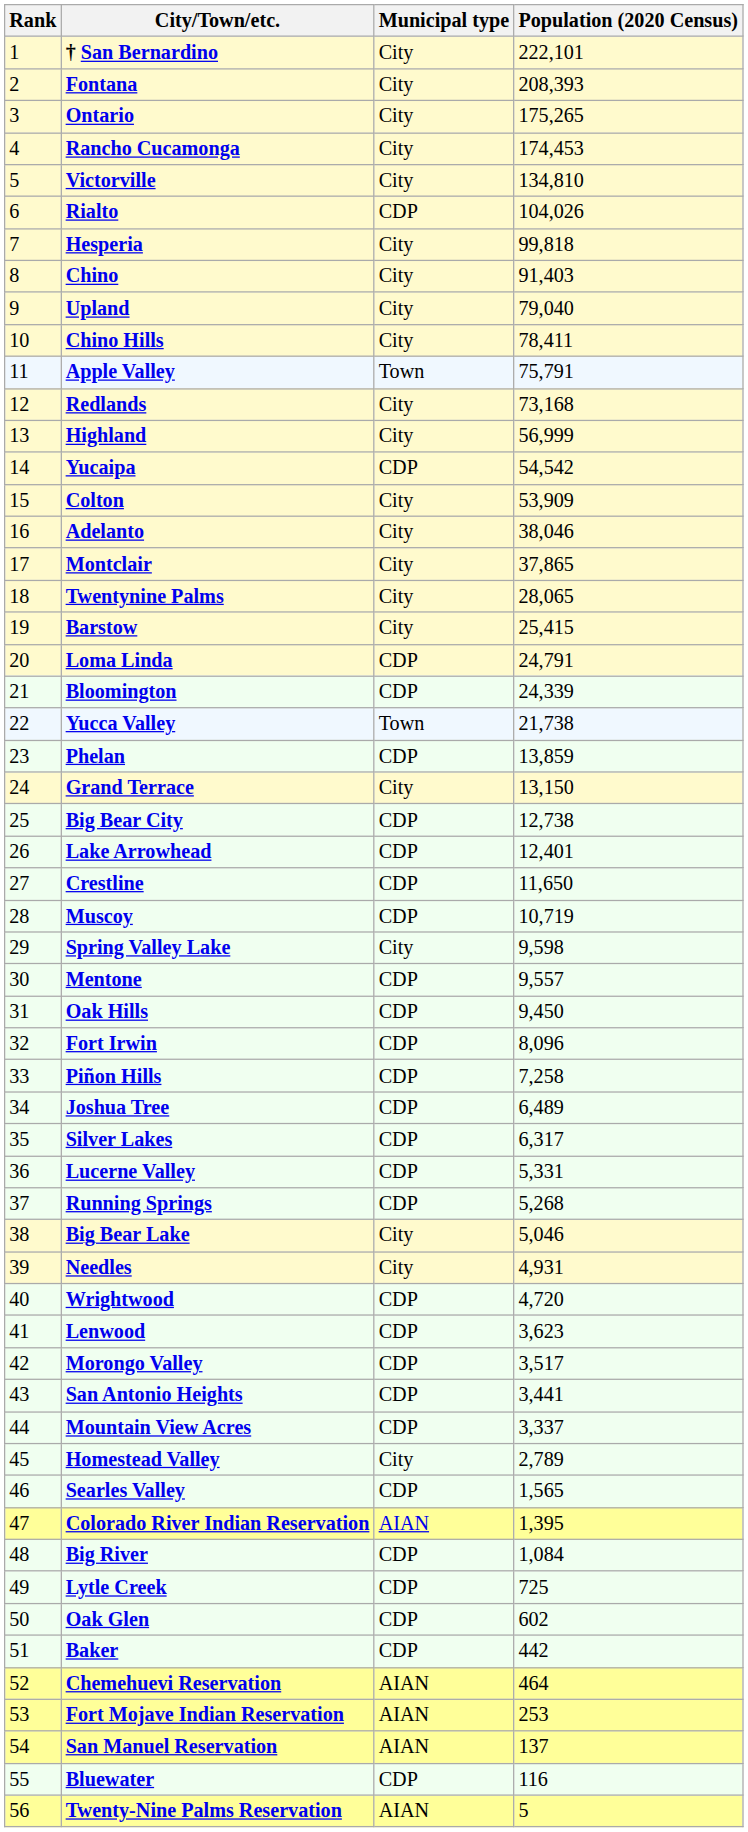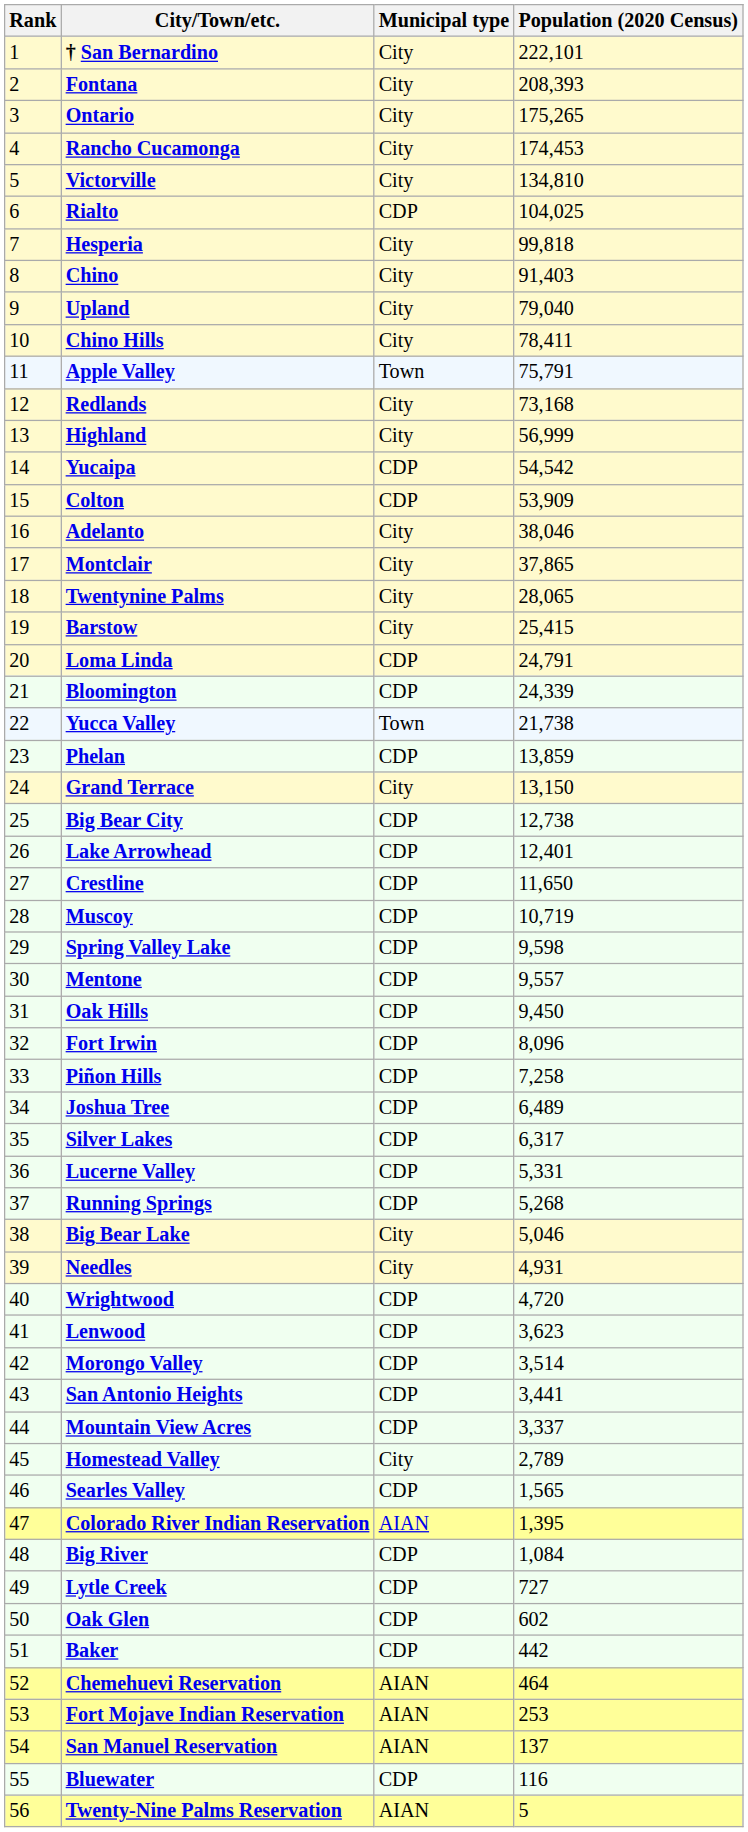(551, 212) 104,026 -> (551, 212) 104,025
(396, 500) City -> (398, 500) CDP
(396, 947) City -> (398, 947) CDP
(541, 1363) 3,517 -> (541, 1363) 3,514
(534, 1587) 725 -> (534, 1587) 727
